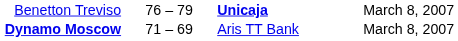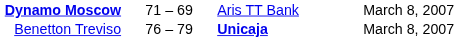rows swapped: (63, 29) <-> (68, 10)
